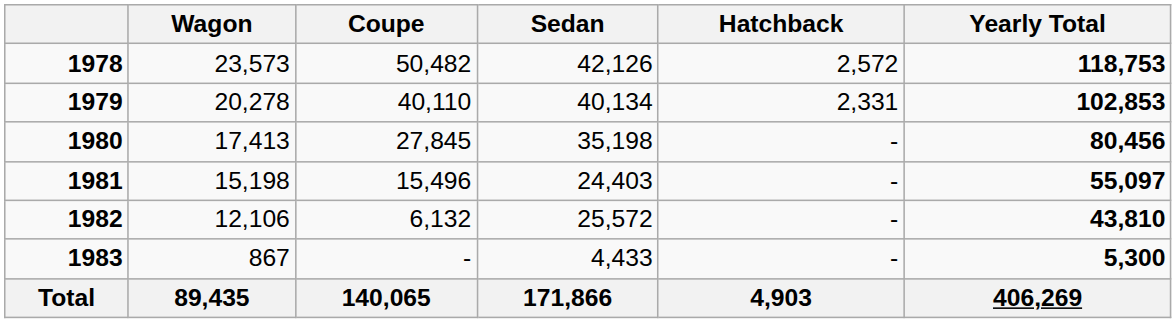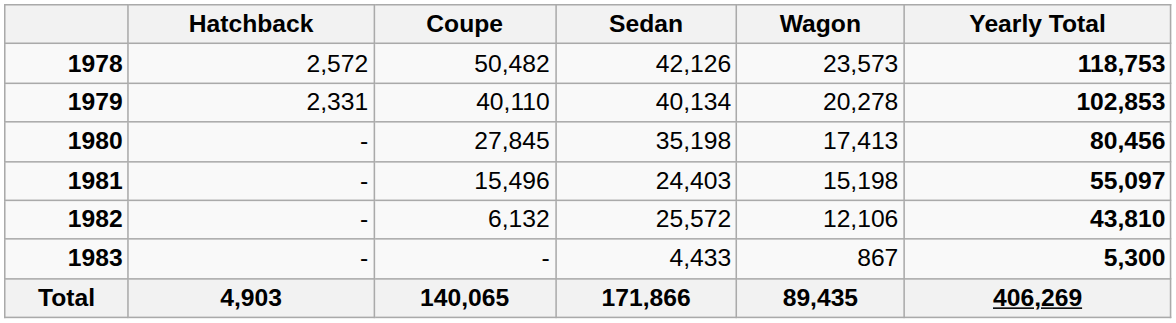columns swapped: (781, 24) <-> (212, 24)
